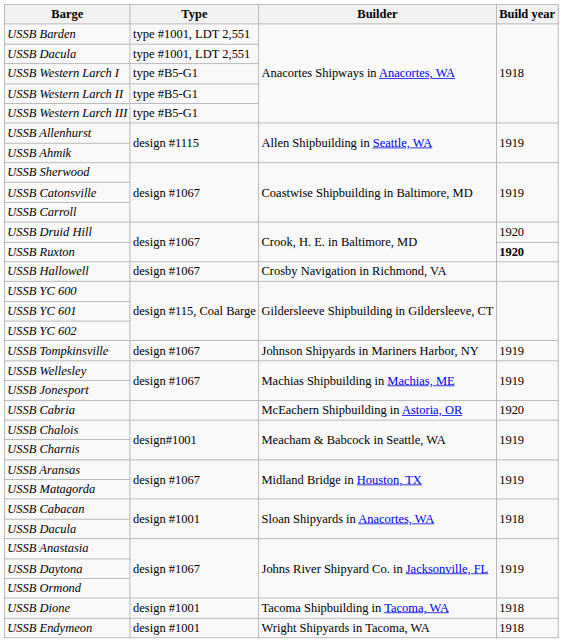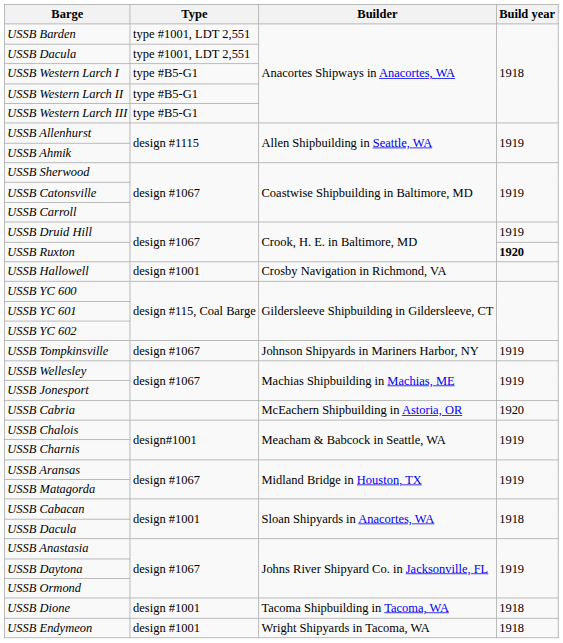(512, 232) 1920 -> (512, 232) 1919
(167, 271) design #1067 -> (167, 271) design #1001
